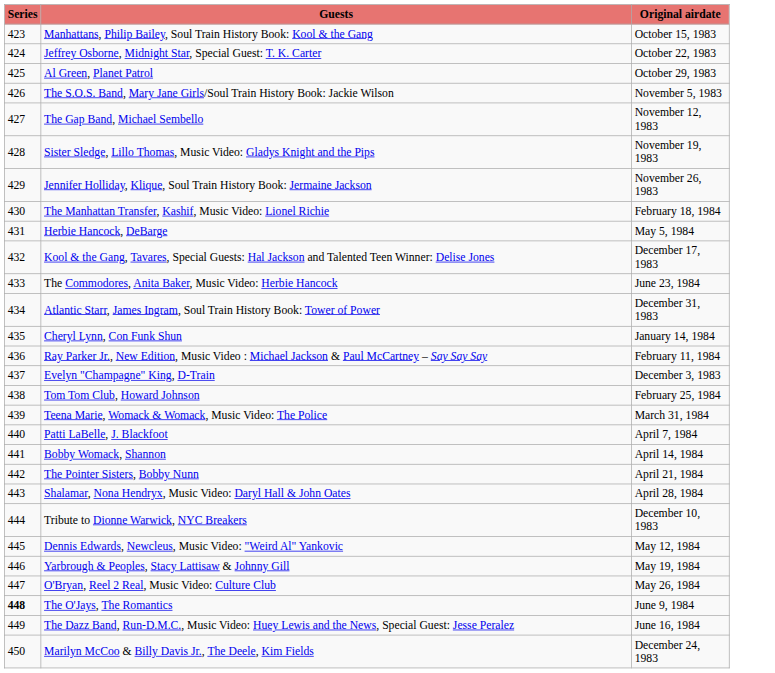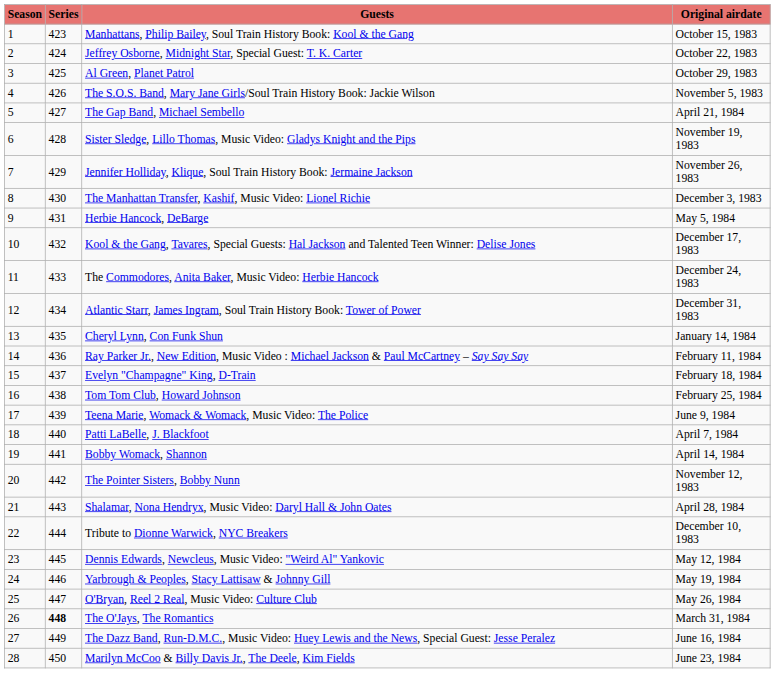+ column: (25, 14)
(668, 119) November 12, 1983 -> (710, 112) April 21, 1984
(678, 211) February 18, 1984 -> (719, 198) December 3, 1983
(667, 283) June 23, 1984 -> (708, 277) December 24, 1983
(678, 375) December 3, 1983 -> (719, 375) February 18, 1984
(672, 415) March 31, 1984 -> (705, 415) June 9, 1984
(669, 474) April 21, 1984 -> (709, 480) November 12, 1983
(664, 605) June 9, 1984 -> (713, 618) March 31, 1984
(667, 651) December 24, 1983 -> (708, 658) June 23, 1984
